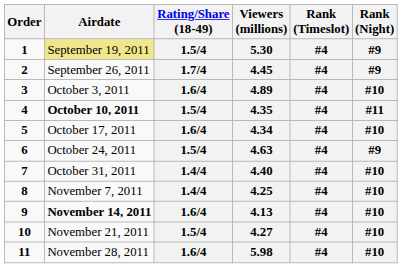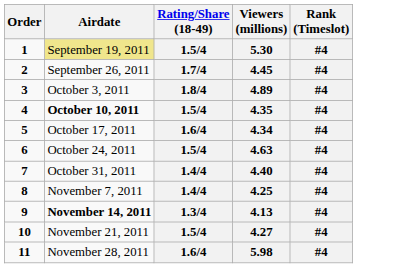- column: (375, 21)
(193, 89) 1.6/4 -> (193, 89) 1.8/4
(193, 211) 1.6/4 -> (193, 211) 1.3/4
